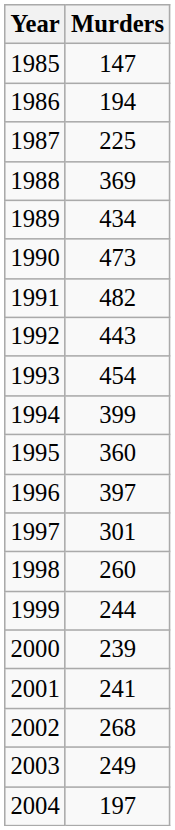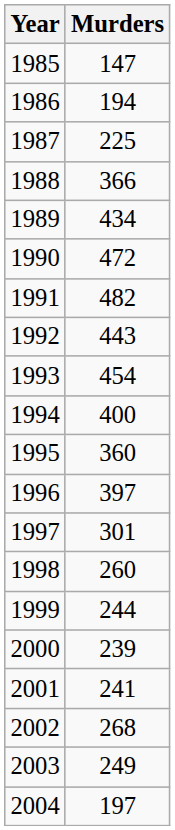(118, 180) 369 -> (118, 180) 366
(118, 258) 473 -> (118, 258) 472
(118, 414) 399 -> (118, 414) 400
